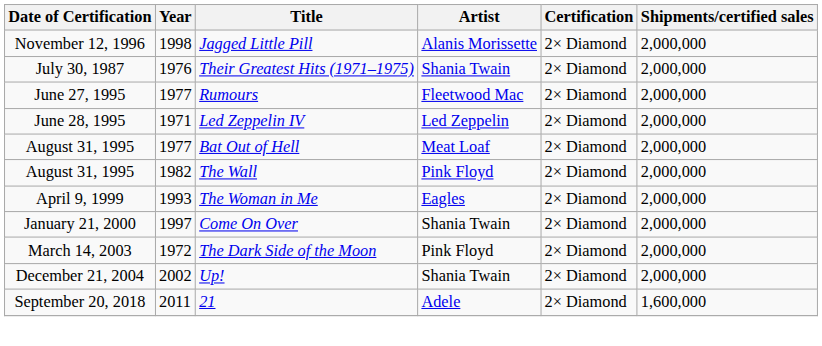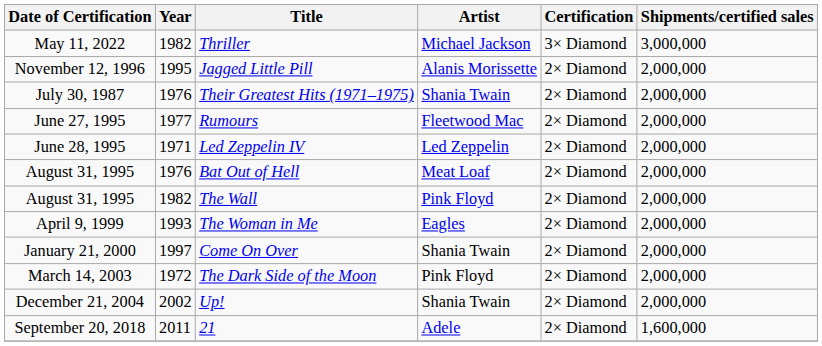+ row: (225, 43)
(175, 43) 1998 -> (175, 69) 1995
(175, 146) 1977 -> (175, 172) 1976
